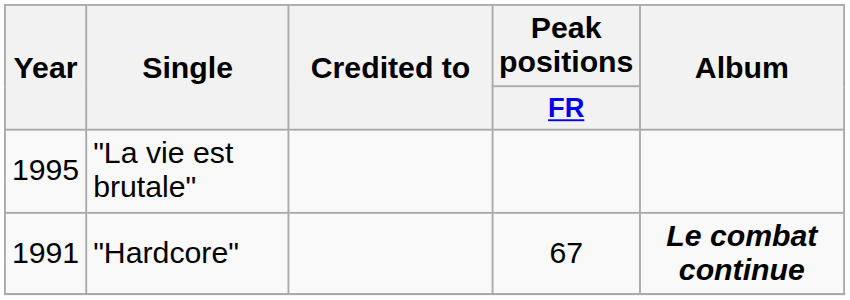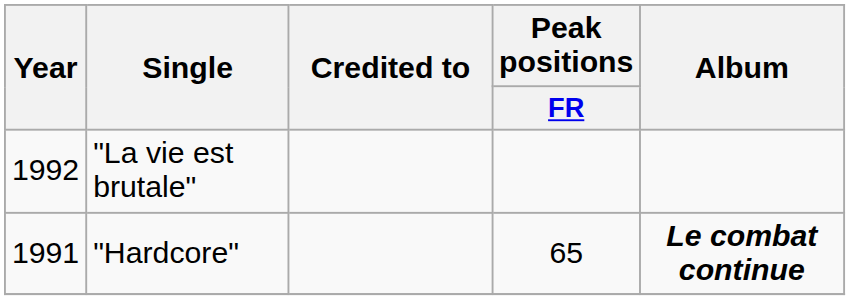(46, 170) 1995 -> (46, 170) 1992
(566, 252) 67 -> (566, 252) 65
